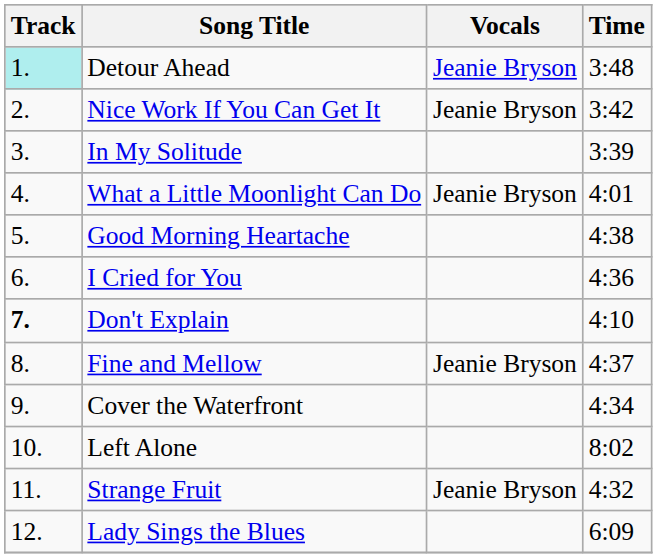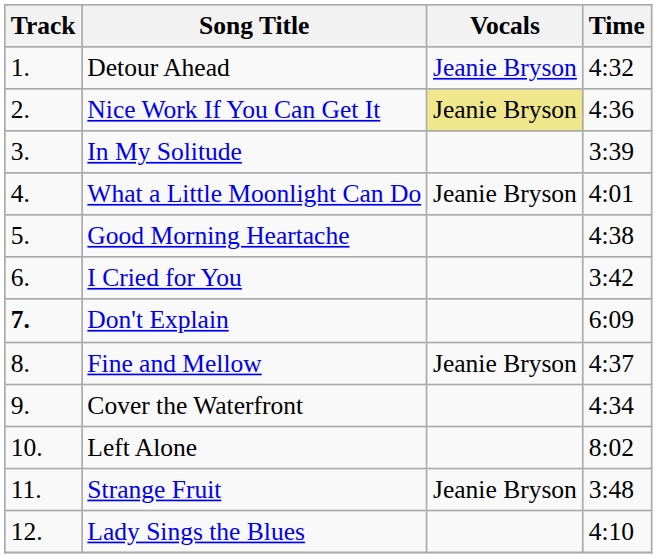(20, 67) paleturquoise background -> (20, 67) no background
(611, 67) 3:48 -> (611, 67) 4:32
(505, 109) no background -> (505, 109) khaki background
(611, 109) 3:42 -> (611, 109) 4:36
(611, 278) 4:36 -> (611, 278) 3:42
(611, 320) 4:10 -> (611, 320) 6:09
(611, 488) 4:32 -> (611, 488) 3:48
(611, 530) 6:09 -> (611, 530) 4:10
